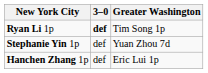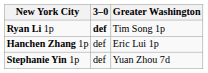rows swapped: (48, 60) <-> (43, 44)
